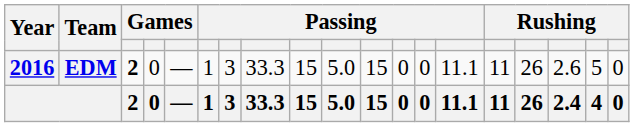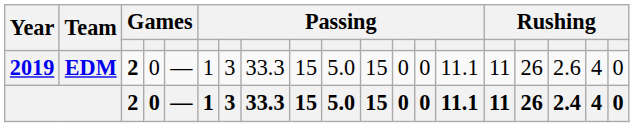(32, 67) 2016 -> (32, 67) 2019
(597, 67) 5 -> (597, 67) 4
